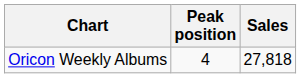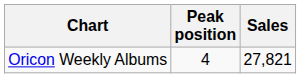(268, 60) 27,818 -> (268, 60) 27,821
